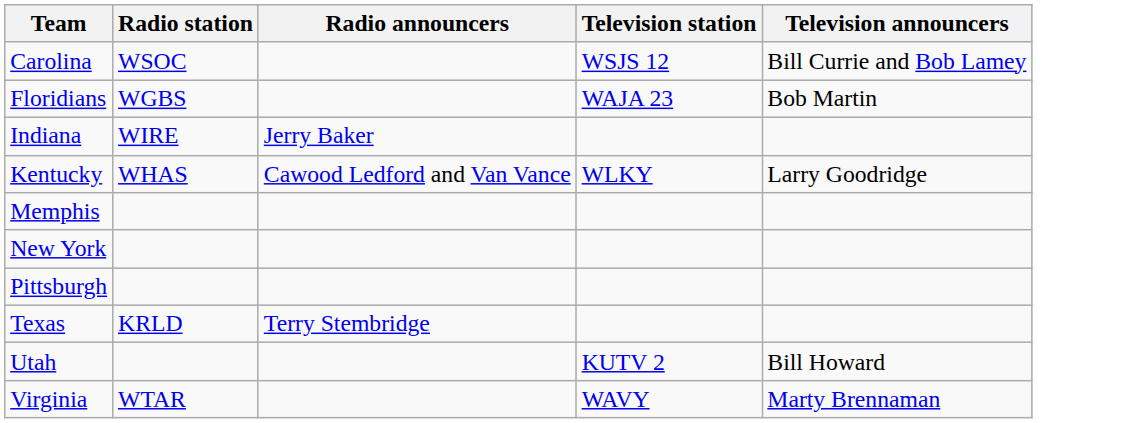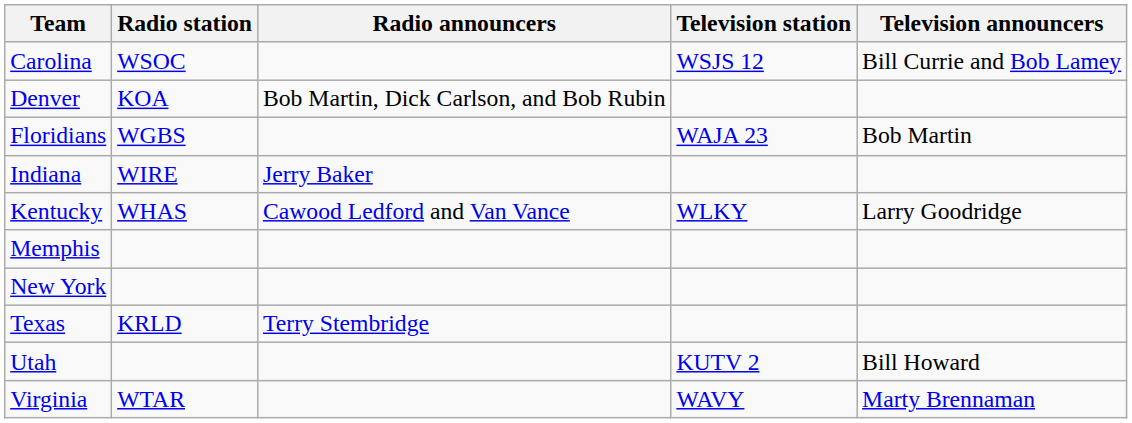+ row: (45, 98)
- row: (59, 286)
